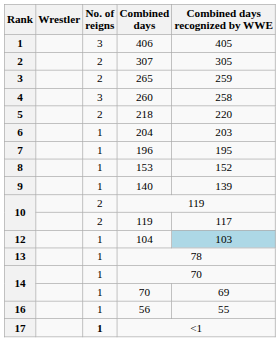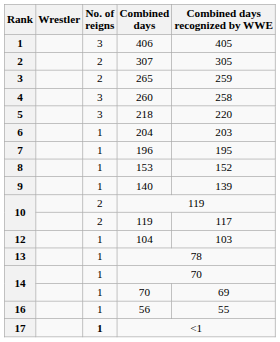(100, 114) 2 -> (100, 114) 3
(224, 239) lightblue background -> (224, 239) no background
